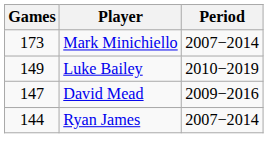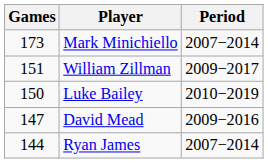+ row: (117, 68)
(32, 68) 149 -> (32, 94) 150
